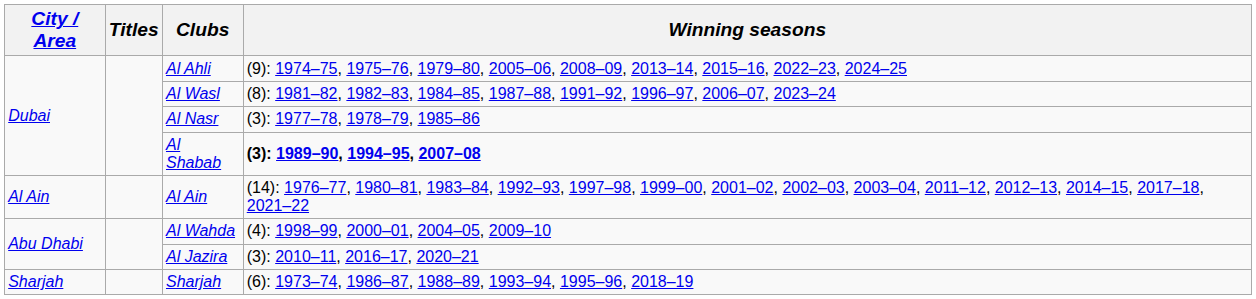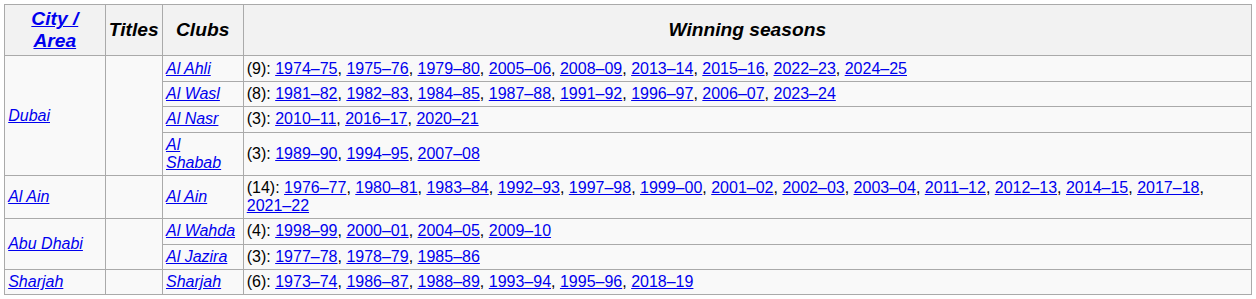(363, 119) (3): 1977–78, 1978–79, 1985–86 -> (363, 119) (3): 2010–11, 2016–17, 2020–21
(364, 153) bold -> (363, 153) normal
(363, 256) (3): 2010–11, 2016–17, 2020–21 -> (363, 256) (3): 1977–78, 1978–79, 1985–86
